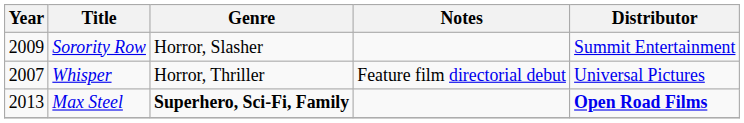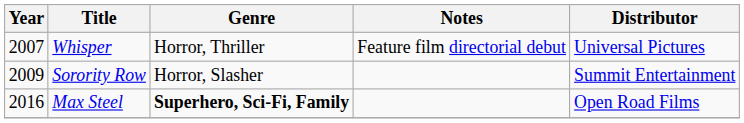rows swapped: (82, 74) <-> (99, 46)
(26, 103) 2013 -> (26, 103) 2016
(641, 103) bold -> (637, 103) normal
